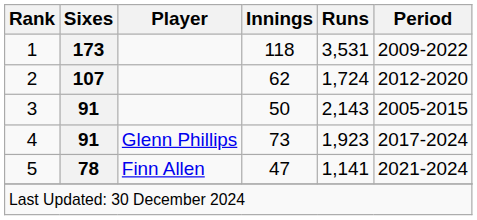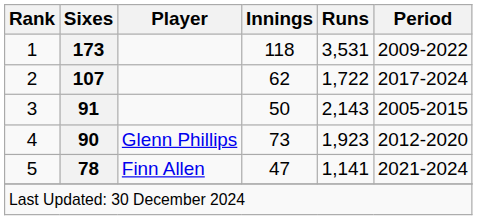(345, 79) 1,724 -> (345, 79) 1,722
(423, 79) 2012-2020 -> (423, 79) 2017-2024
(88, 139) 91 -> (88, 139) 90
(423, 139) 2017-2024 -> (423, 139) 2012-2020
